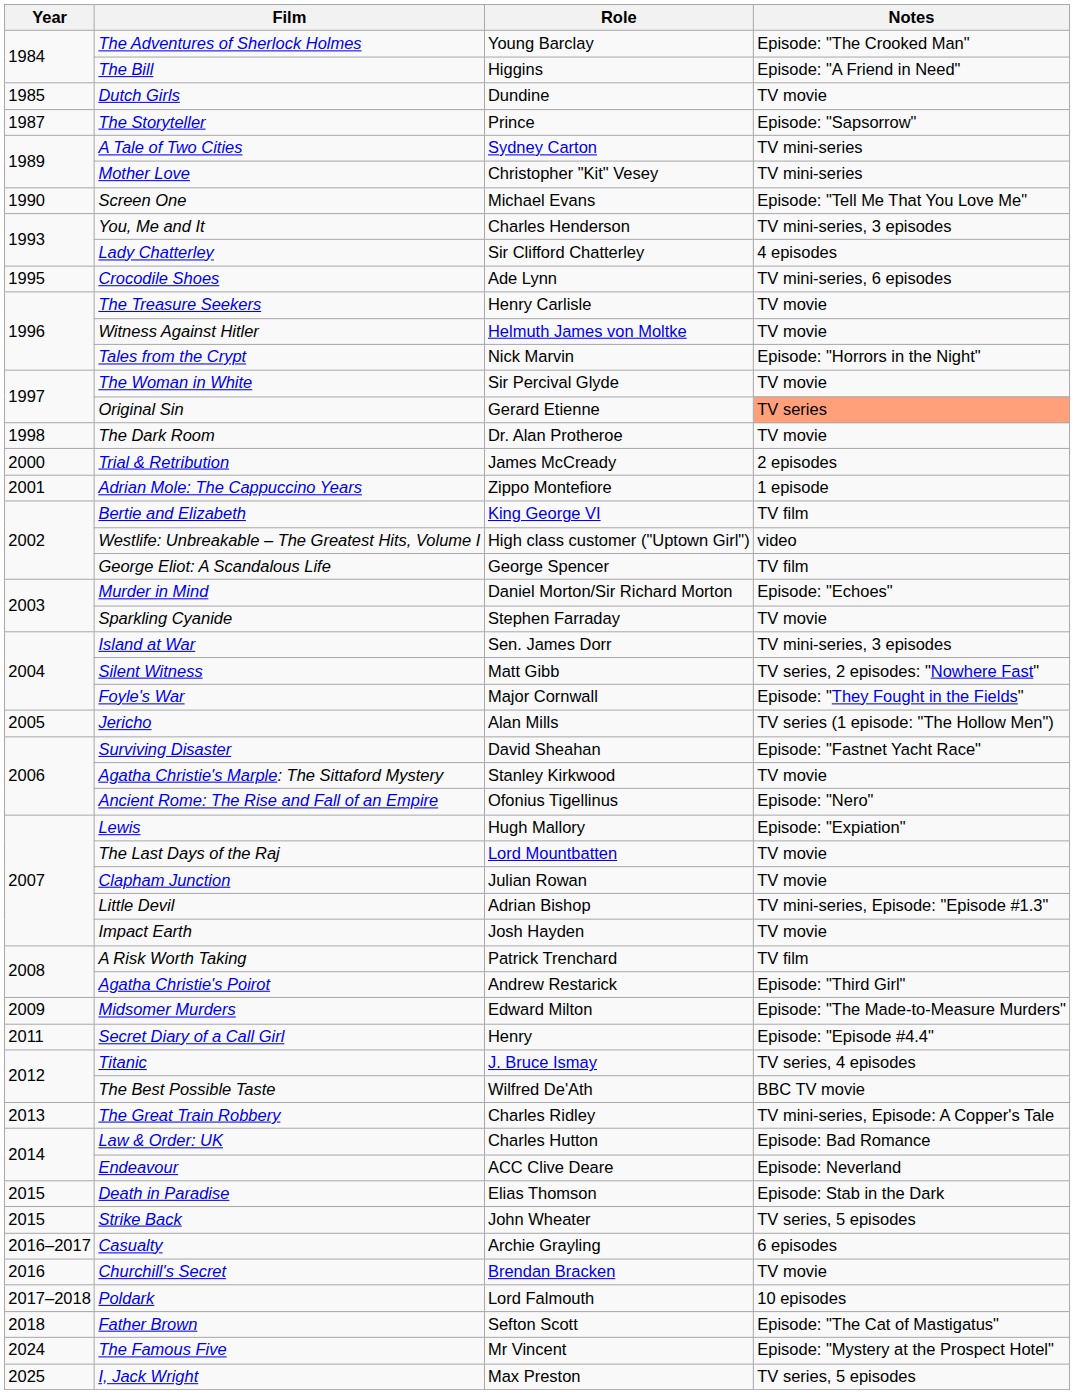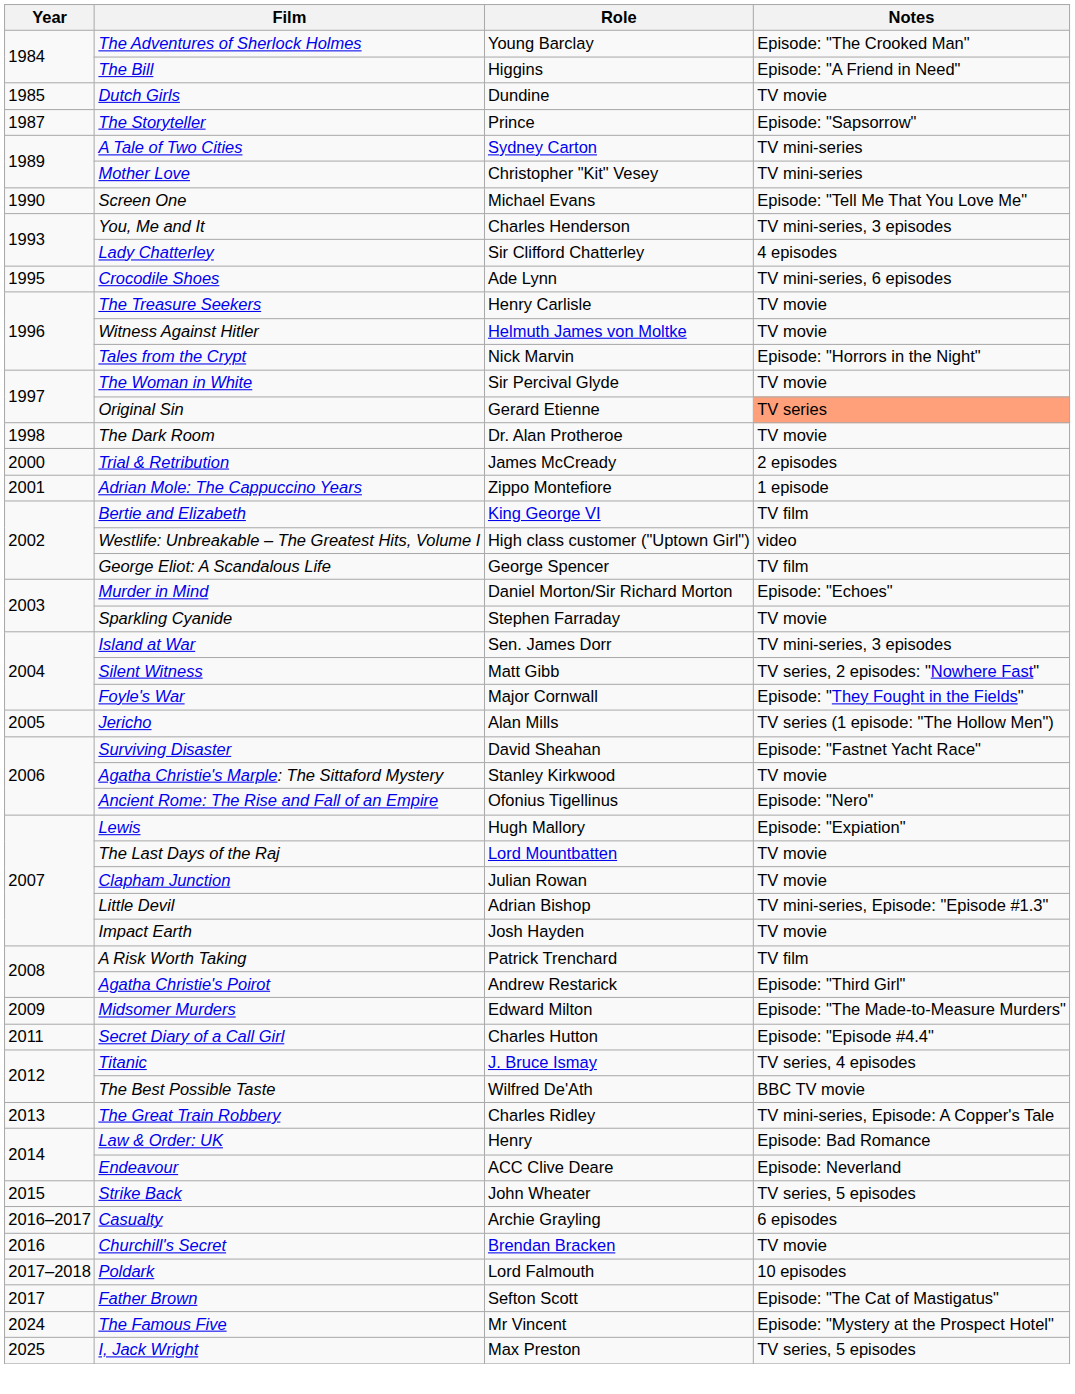(510, 1036) Henry -> (543, 1036) Charles Hutton
(543, 1141) Charles Hutton -> (510, 1141) Henry
- row: (164, 1193)
(27, 1324) 2018 -> (27, 1298) 2017
